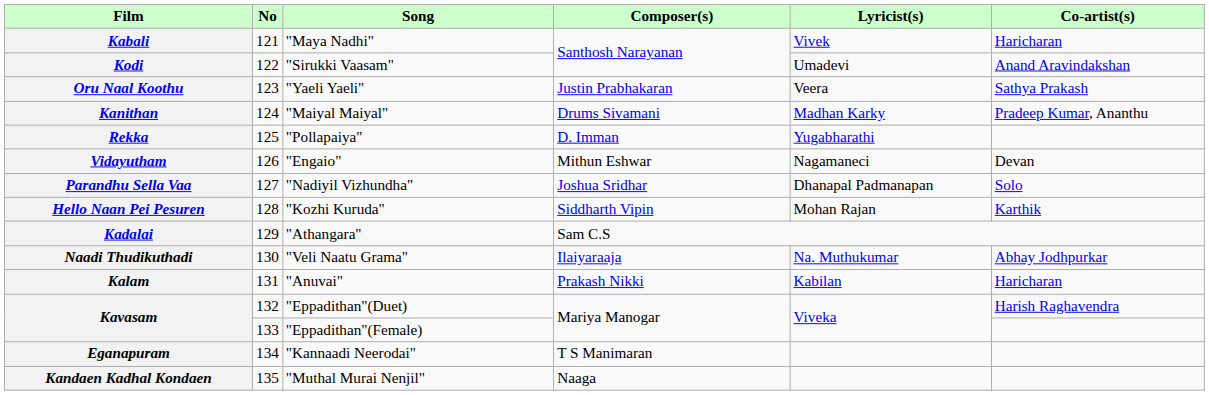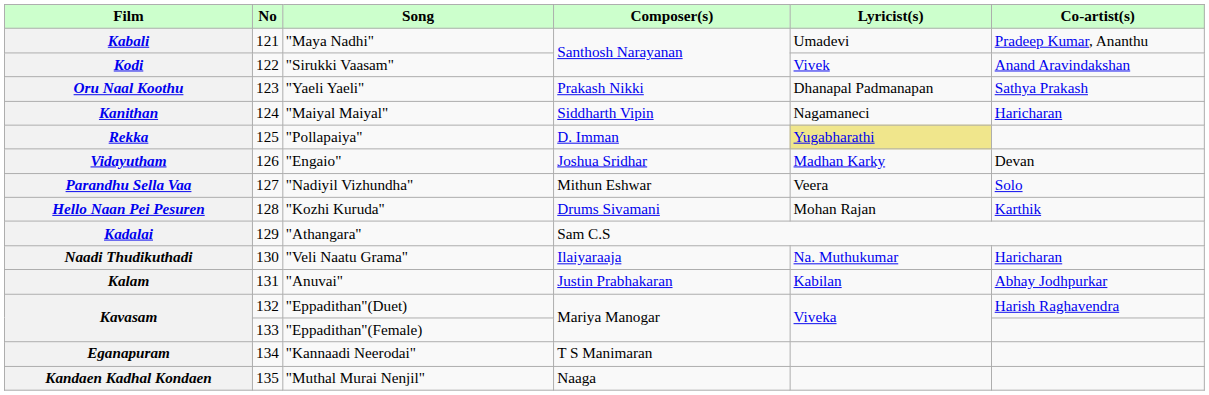(812, 40) Vivek -> (821, 40) Umadevi
(1028, 40) Haricharan -> (1071, 40) Pradeep Kumar, Ananthu
(821, 64) Umadevi -> (812, 64) Vivek
(615, 88) Justin Prabhakaran -> (601, 88) Prakash Nikki
(811, 88) Veera -> (863, 88) Dhanapal Padmanapan
(609, 112) Drums Sivamani -> (605, 112) Siddharth Vipin
(839, 112) Madhan Karky -> (832, 112) Nagamaneci
(1071, 112) Pradeep Kumar, Ananthu -> (1028, 112) Haricharan
(834, 137) no background -> (834, 137) khaki background
(604, 161) Mithun Eshwar -> (602, 161) Joshua Sridhar
(832, 161) Nagamaneci -> (839, 161) Madhan Karky
(602, 185) Joshua Sridhar -> (604, 185) Mithun Eshwar
(863, 185) Dhanapal Padmanapan -> (811, 185) Veera
(605, 209) Siddharth Vipin -> (609, 209) Drums Sivamani
(1051, 257) Abhay Jodhpurkar -> (1028, 257) Haricharan
(601, 281) Prakash Nikki -> (615, 281) Justin Prabhakaran
(1028, 281) Haricharan -> (1051, 281) Abhay Jodhpurkar
